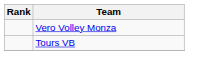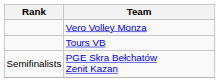+ row: (111, 64)
